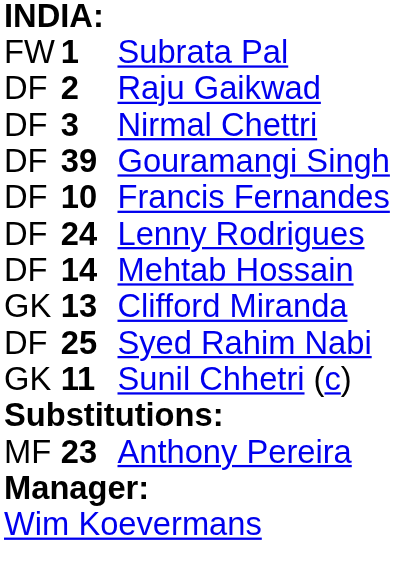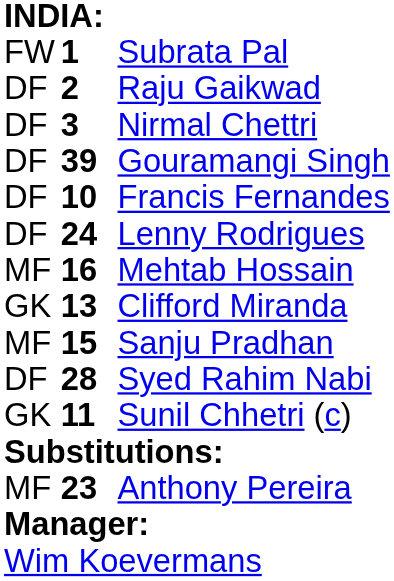(26, 270) DF -> (28, 270) MF
(79, 270) 14 -> (79, 270) 16
+ row: (226, 342)
(79, 342) 25 -> (79, 379) 28
